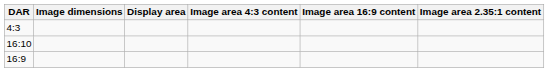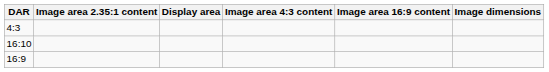columns swapped: (79, 12) <-> (480, 12)
